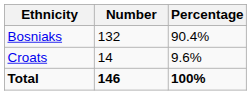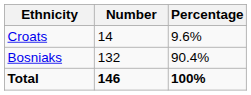rows swapped: (35, 36) <-> (27, 57)
